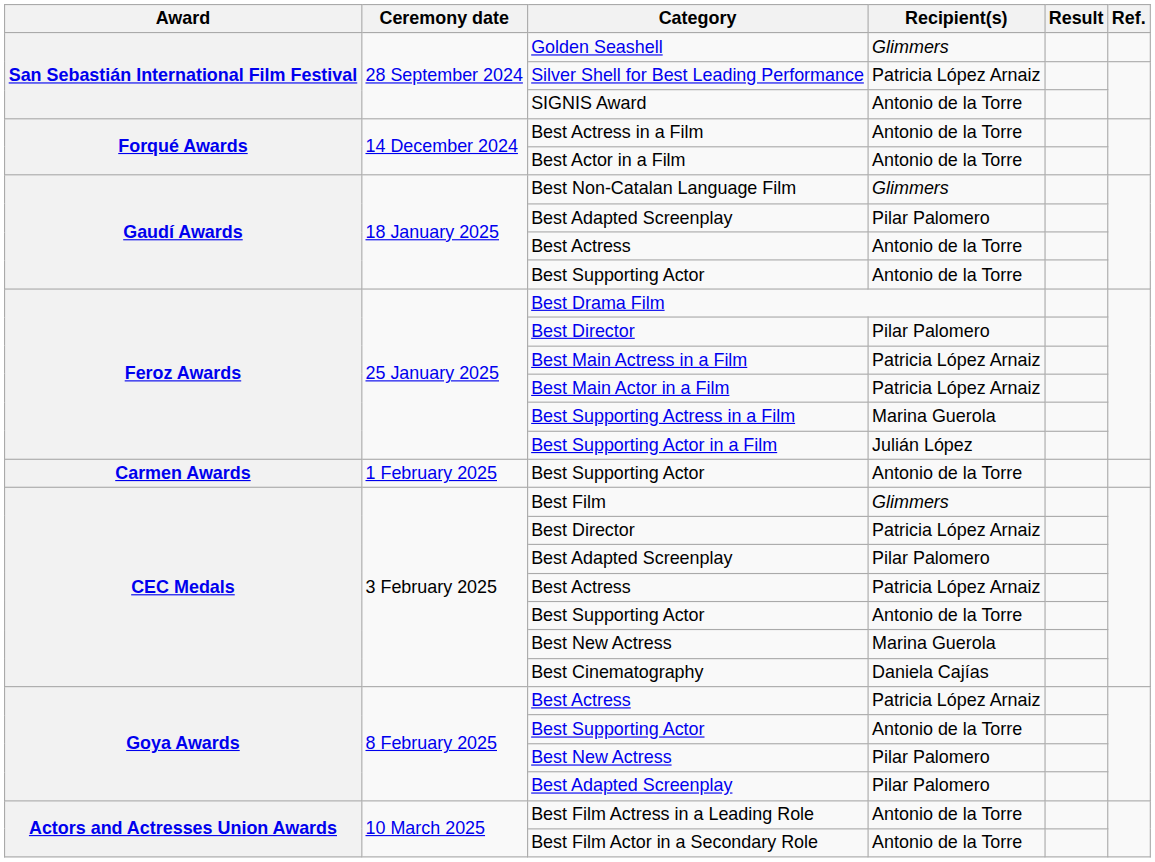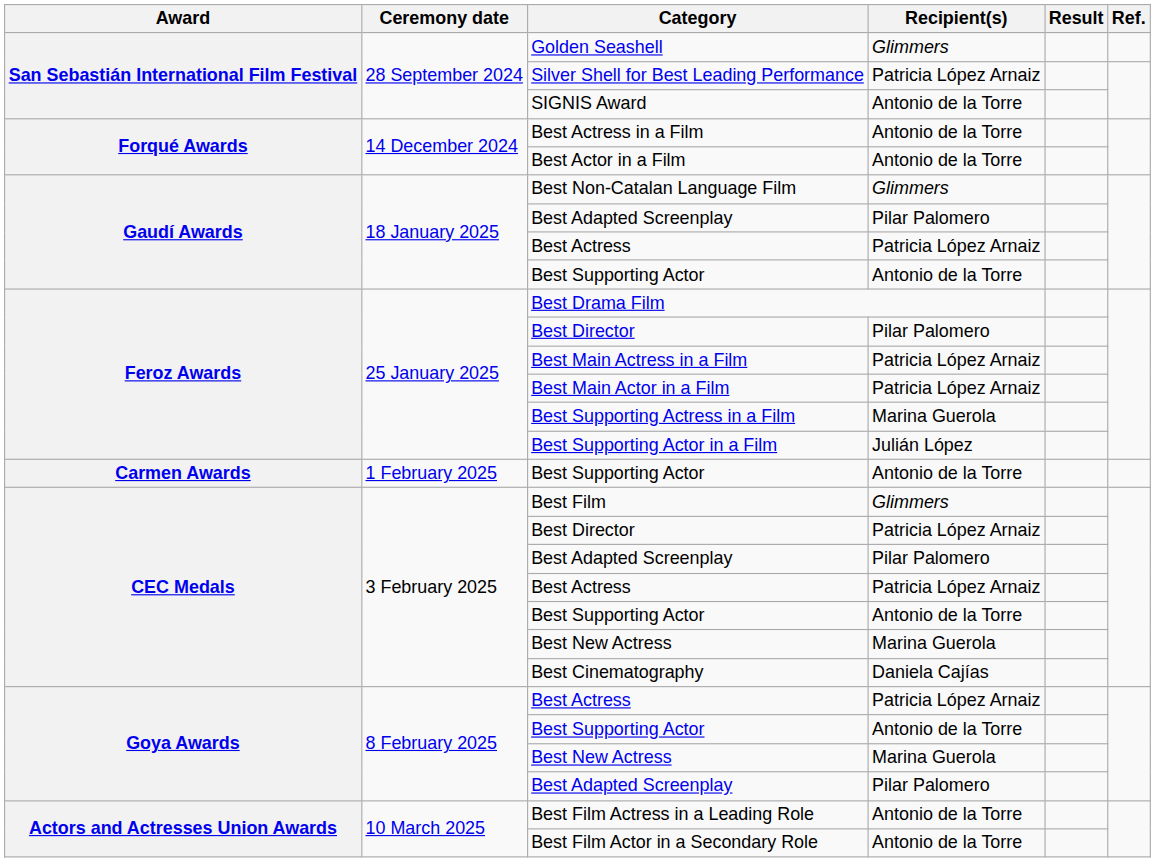(947, 246) Antonio de la Torre -> (956, 246) Patricia López Arnaiz
(931, 757) Pilar Palomero -> (934, 757) Marina Guerola
